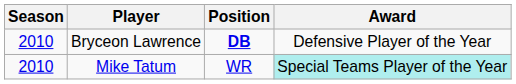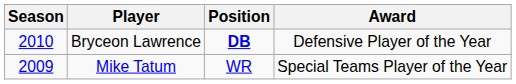(36, 66) 2010 -> (36, 66) 2009
(392, 66) paleturquoise background -> (392, 66) no background
